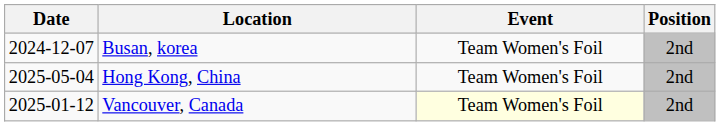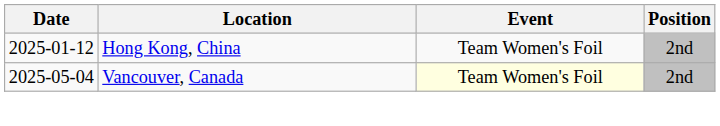- row: (150, 47)
(51, 76) 2025-05-04 -> (51, 47) 2025-01-12
(51, 105) 2025-01-12 -> (51, 76) 2025-05-04
